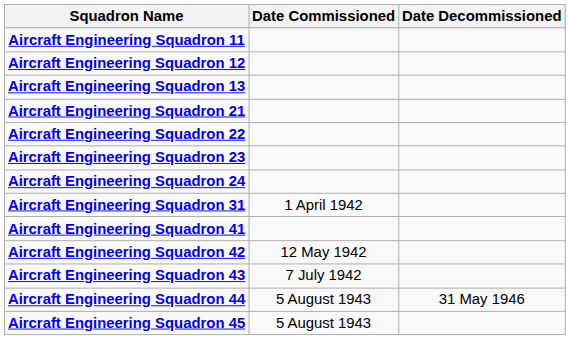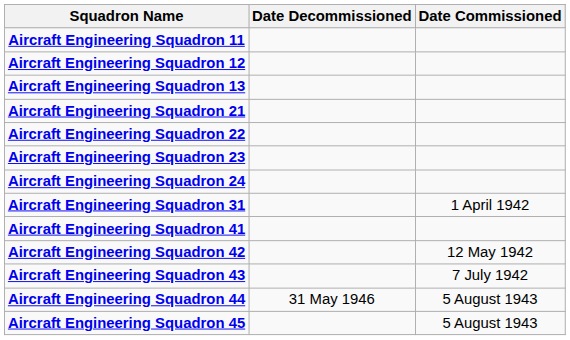columns swapped: (324, 16) <-> (482, 16)
